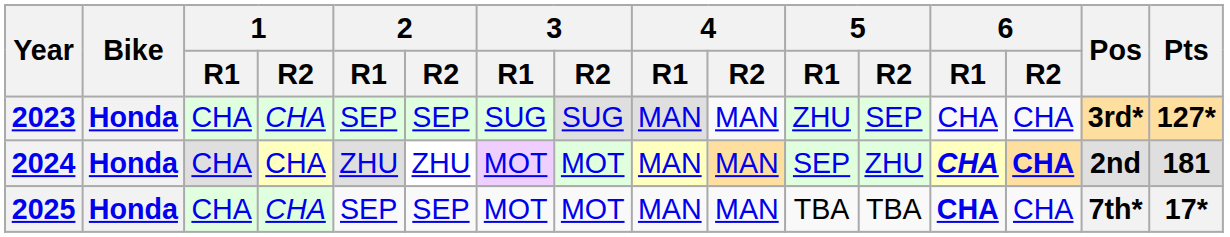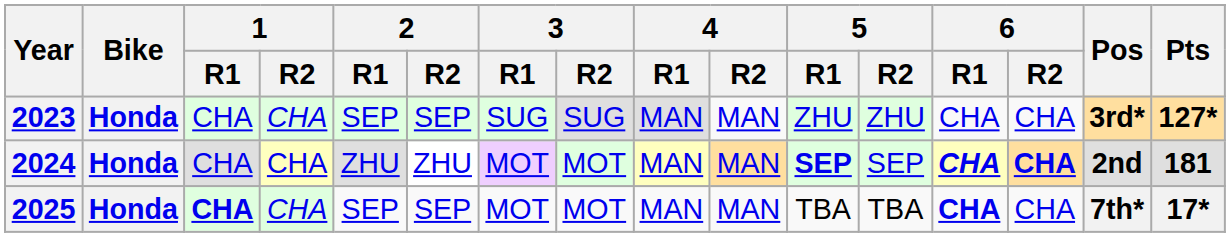(894, 119) SEP -> (895, 119) ZHU
(822, 164) normal -> (823, 164) bold
(894, 164) ZHU -> (895, 164) SEP
(222, 209) normal -> (222, 209) bold
